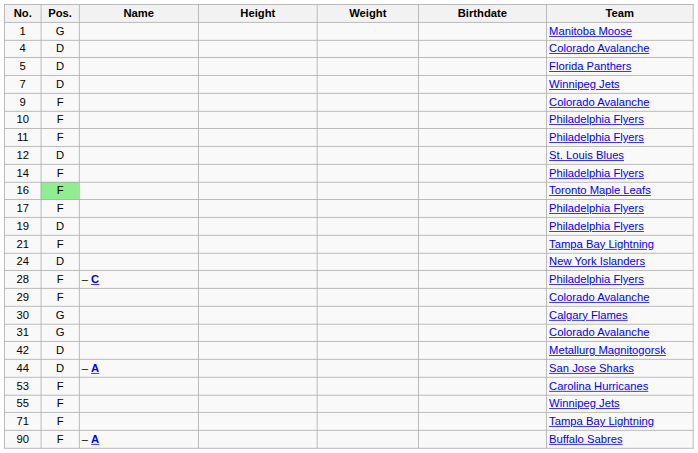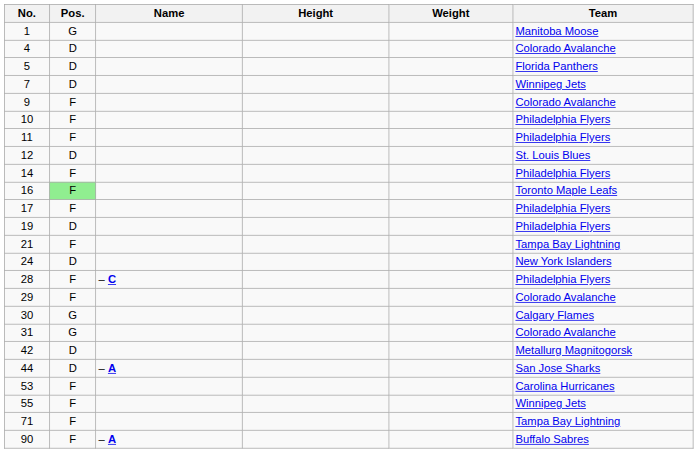- column: (482, 14)
